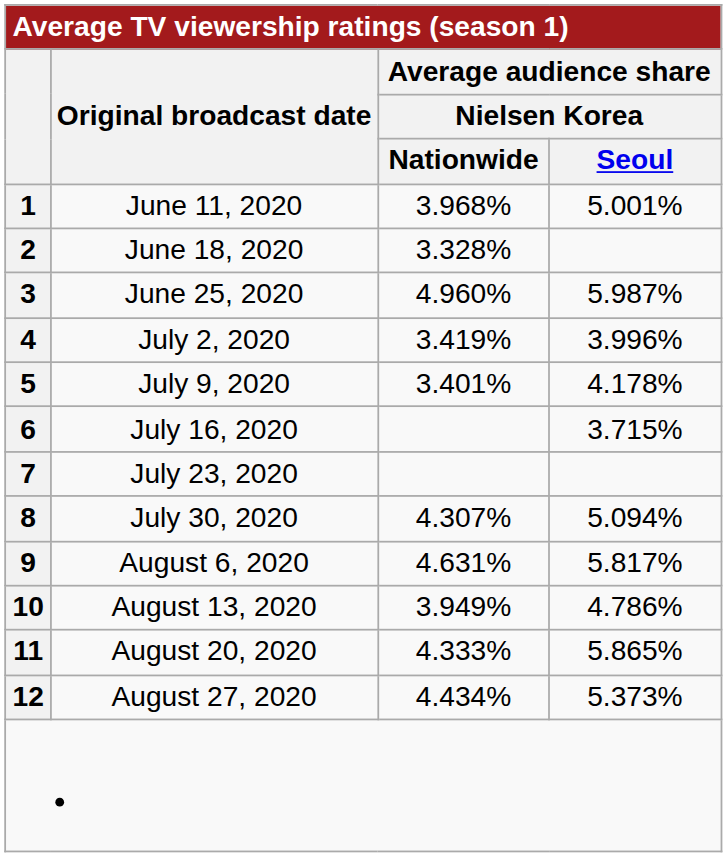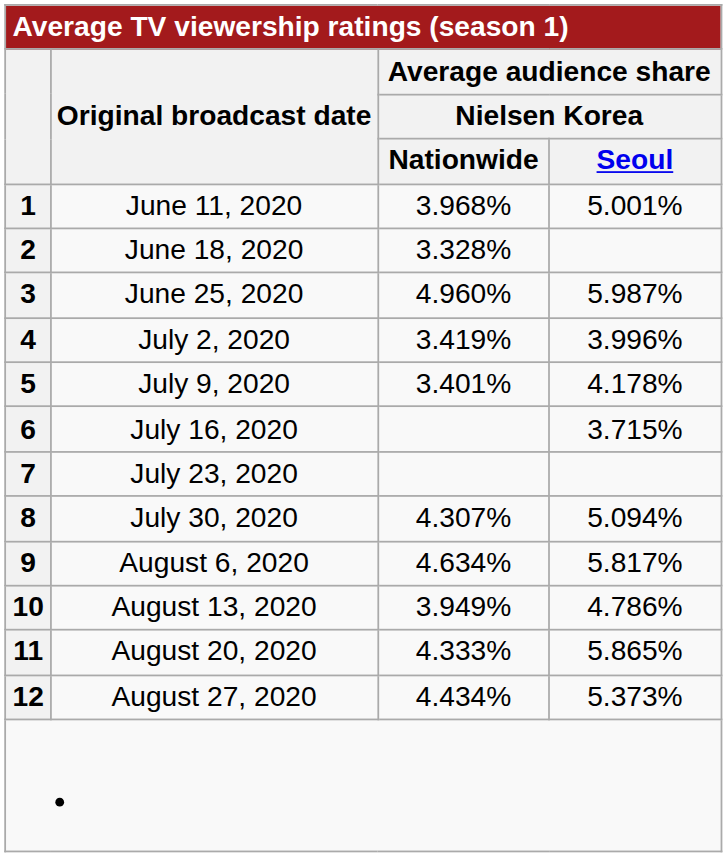(464, 562) 4.631% -> (464, 562) 4.634%
